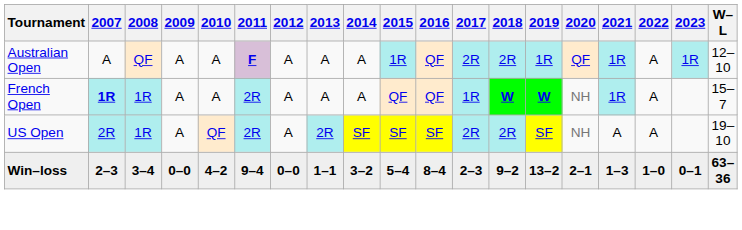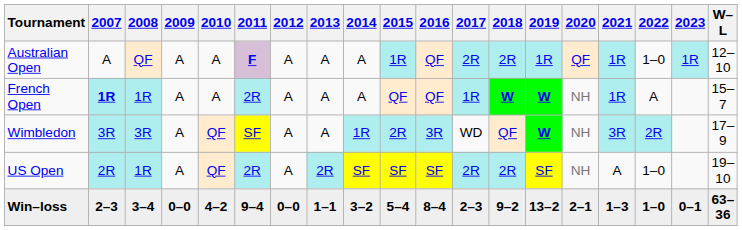(654, 59) A -> (654, 59) 1–0
+ row: (42, 133)
(654, 133) A -> (654, 170) 1–0
